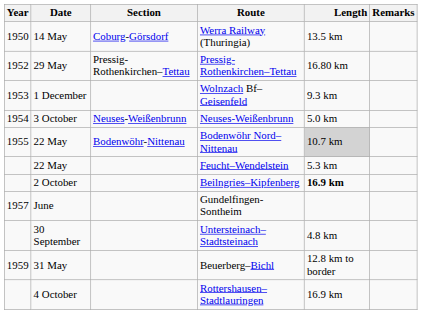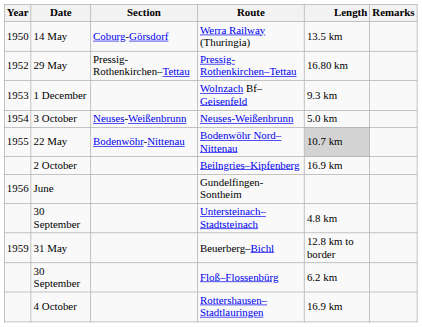- row: (244, 165)
(325, 182) bold -> (325, 165) normal
(18, 206) 1957 -> (18, 188) 1956
+ row: (239, 277)
